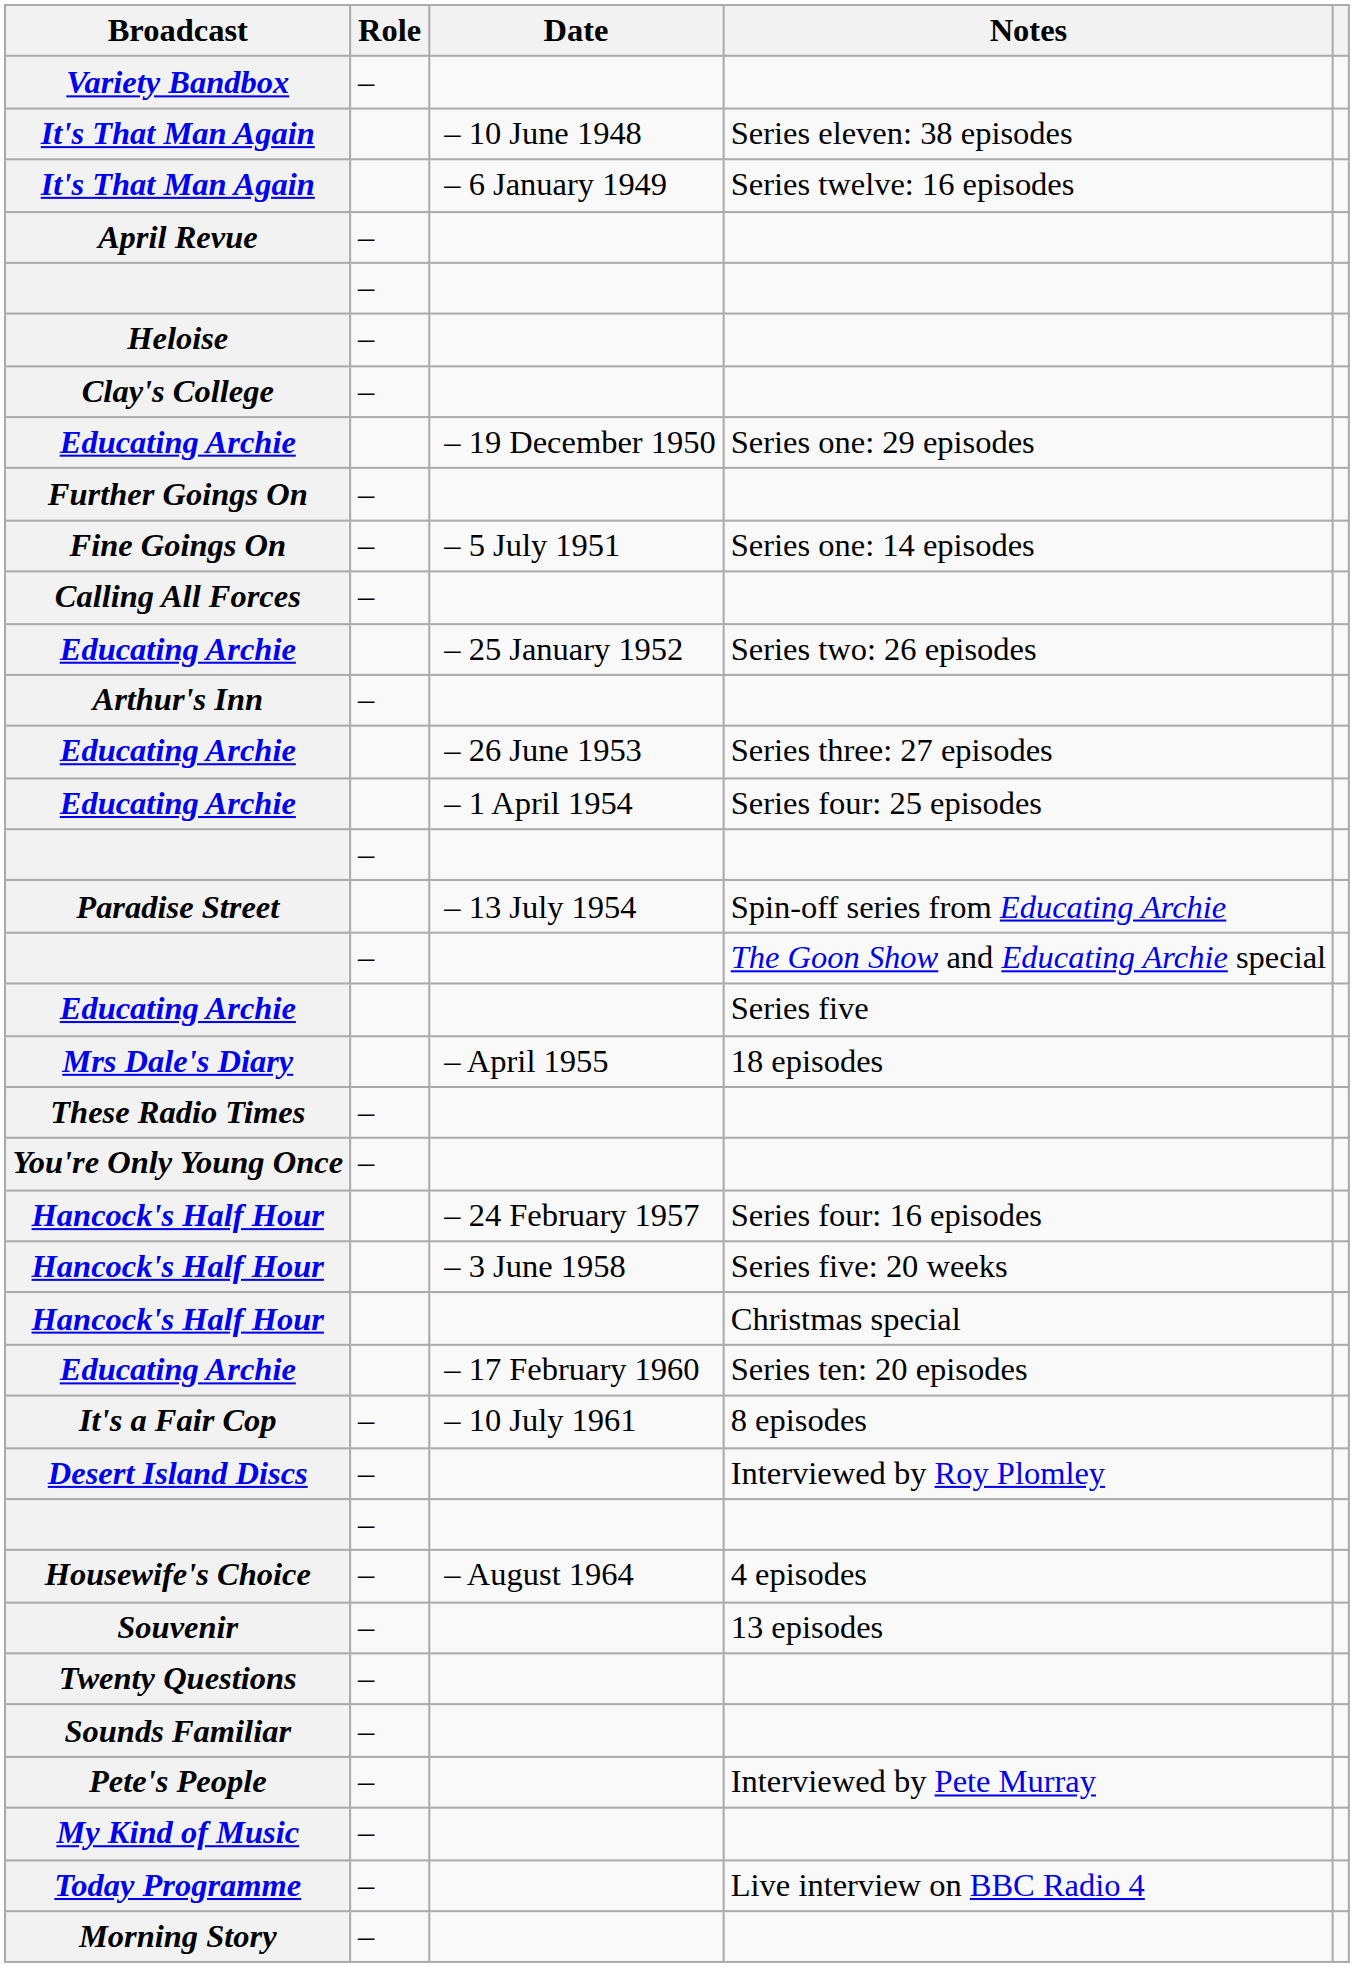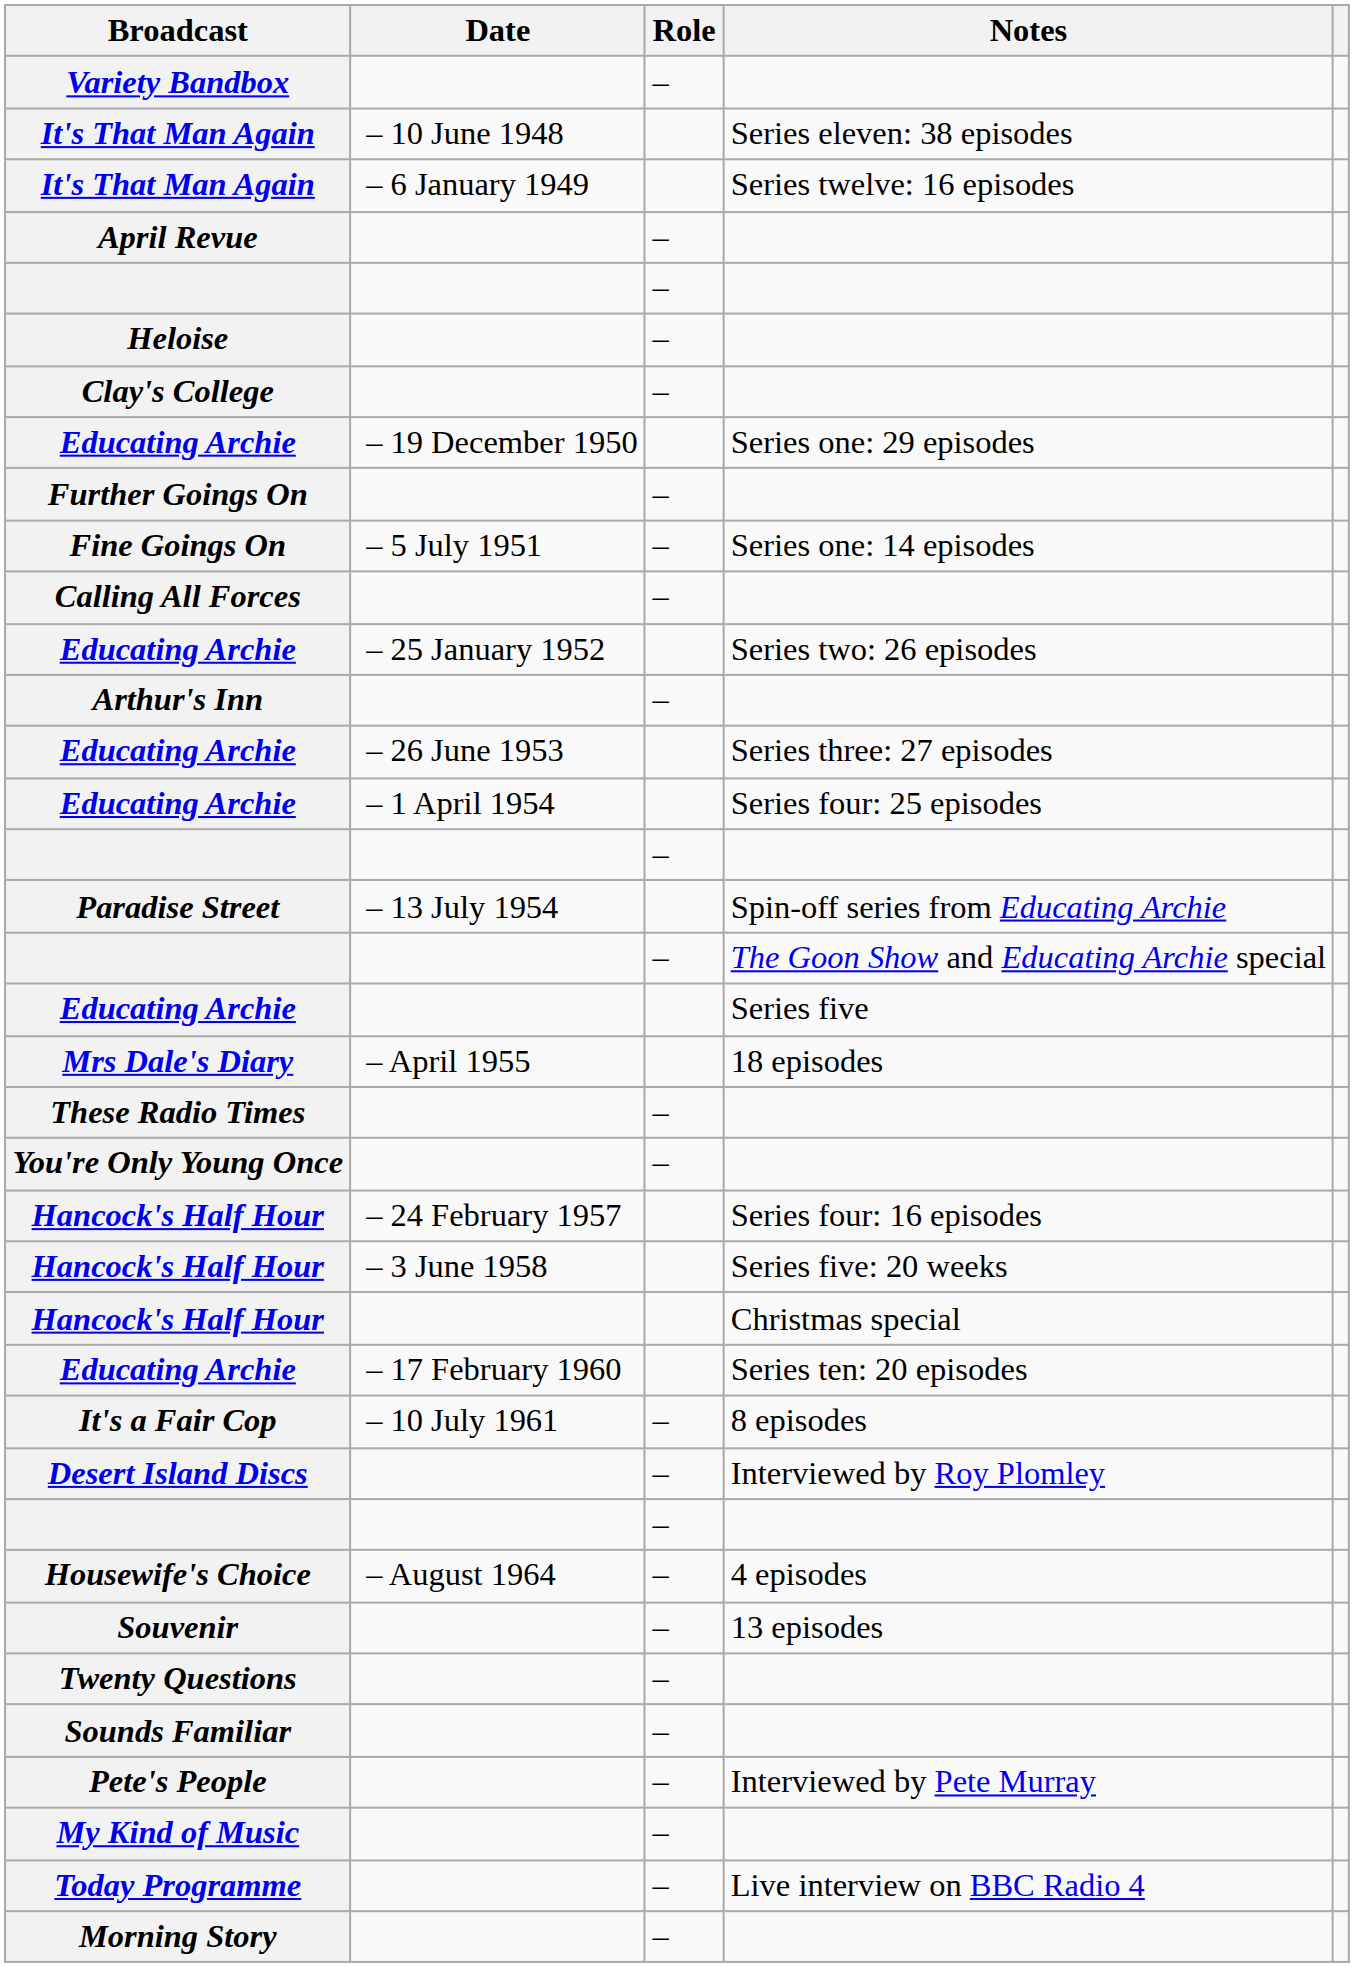columns swapped: (576, 30) <-> (390, 30)
